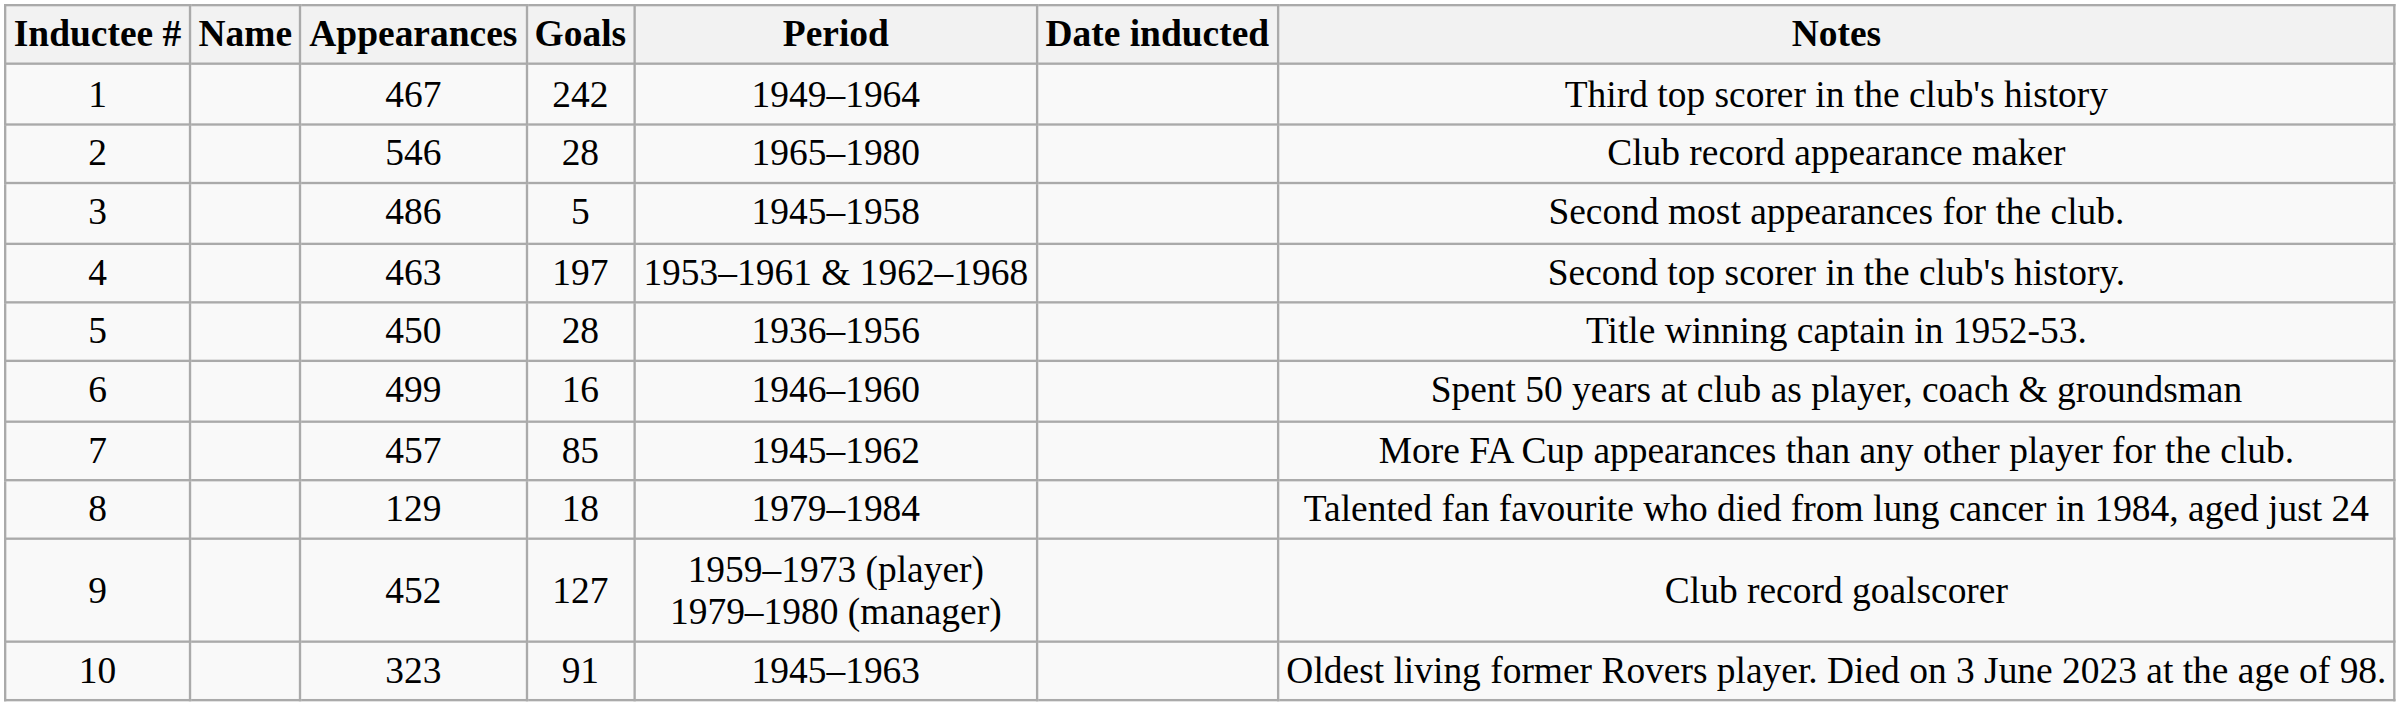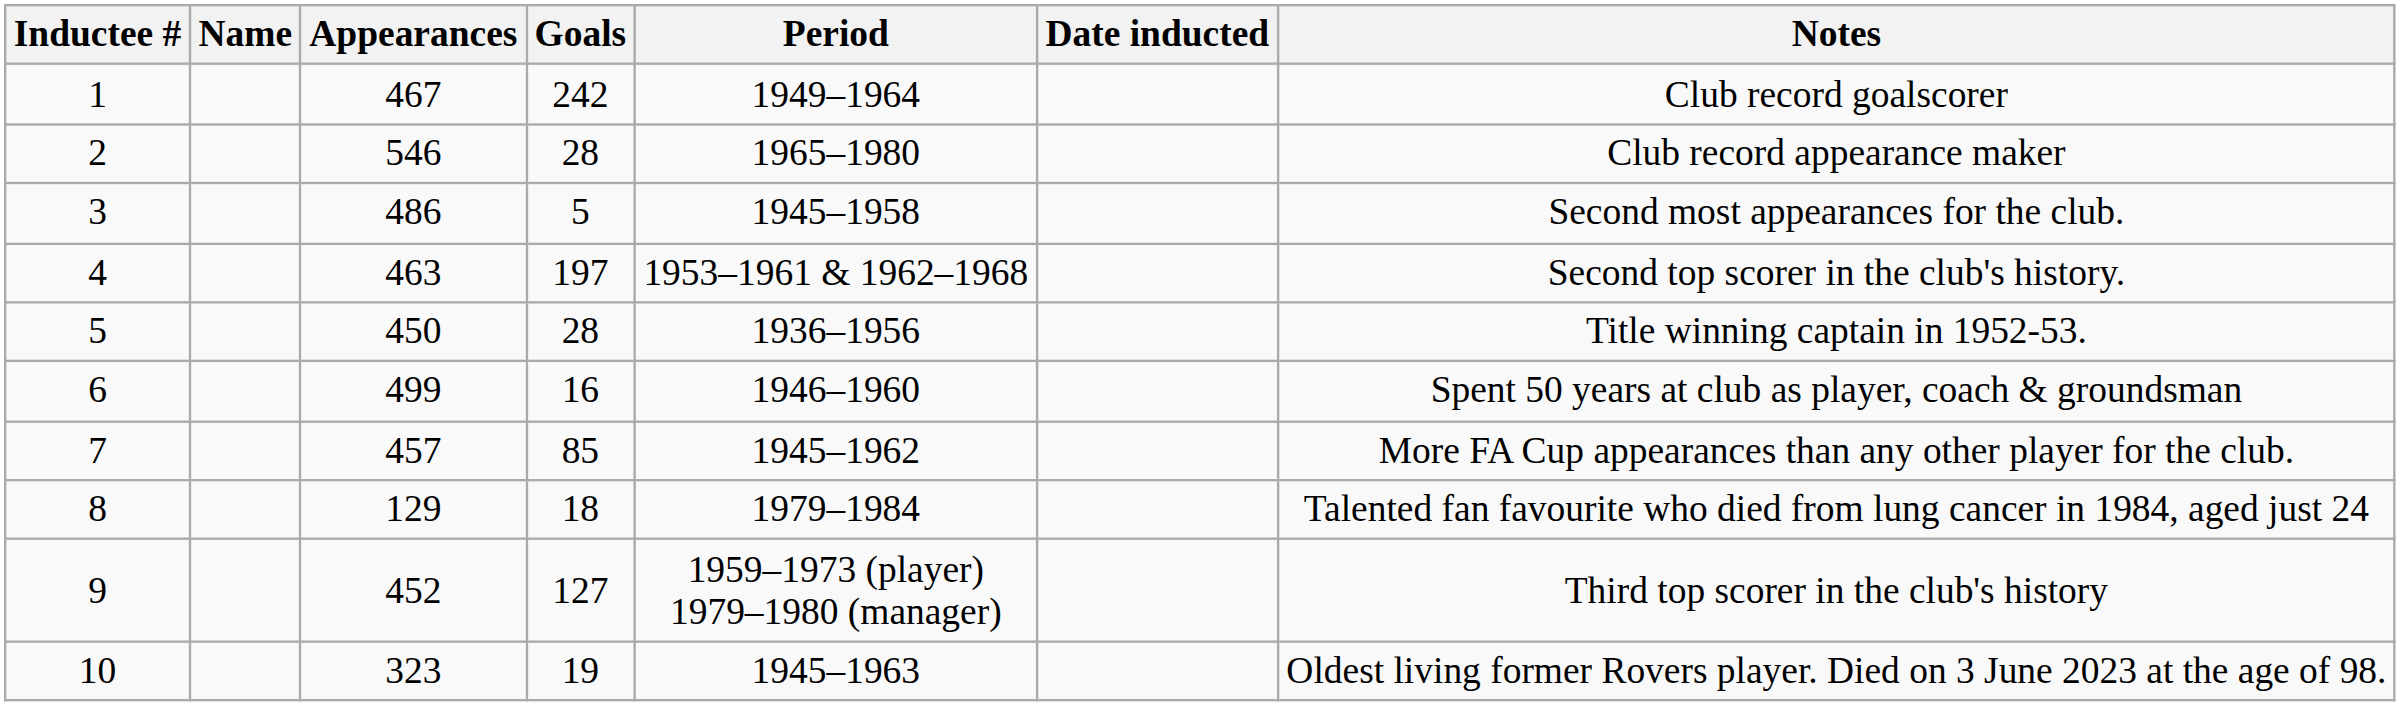(1836, 93) Third top scorer in the club's history -> (1836, 93) Club record goalscorer
(1836, 589) Club record goalscorer -> (1836, 589) Third top scorer in the club's history
(580, 670) 91 -> (580, 670) 19
